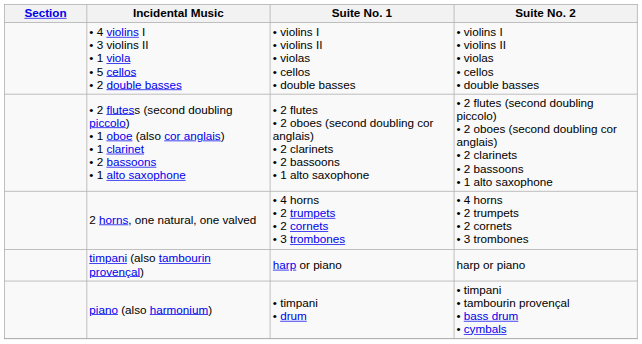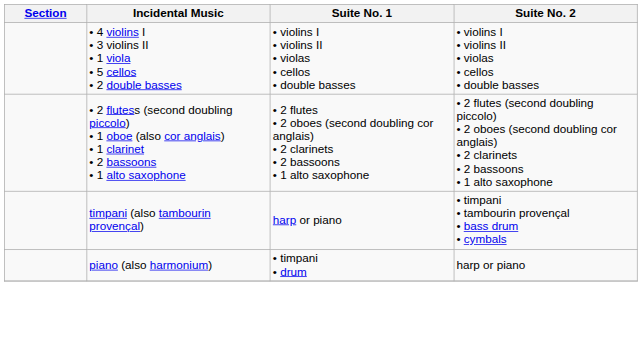- row: (173, 220)
(491, 265) harp or piano -> (513, 220) • timpani • tambourin provençal • bass drum • cymbals
(513, 310) • timpani • tambourin provençal • bass drum • cymbals -> (491, 265) harp or piano
